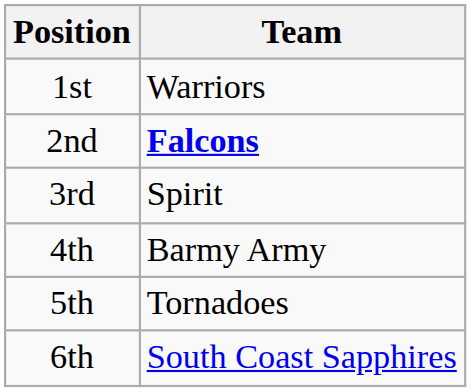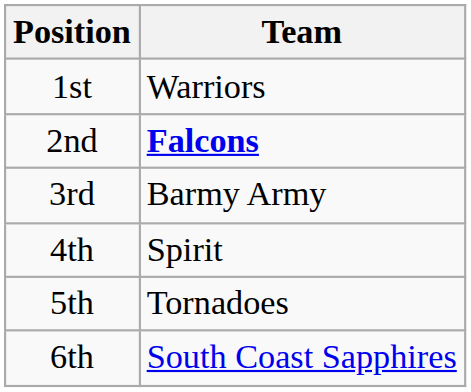(185, 194) Spirit -> (237, 194) Barmy Army
(237, 248) Barmy Army -> (185, 248) Spirit
